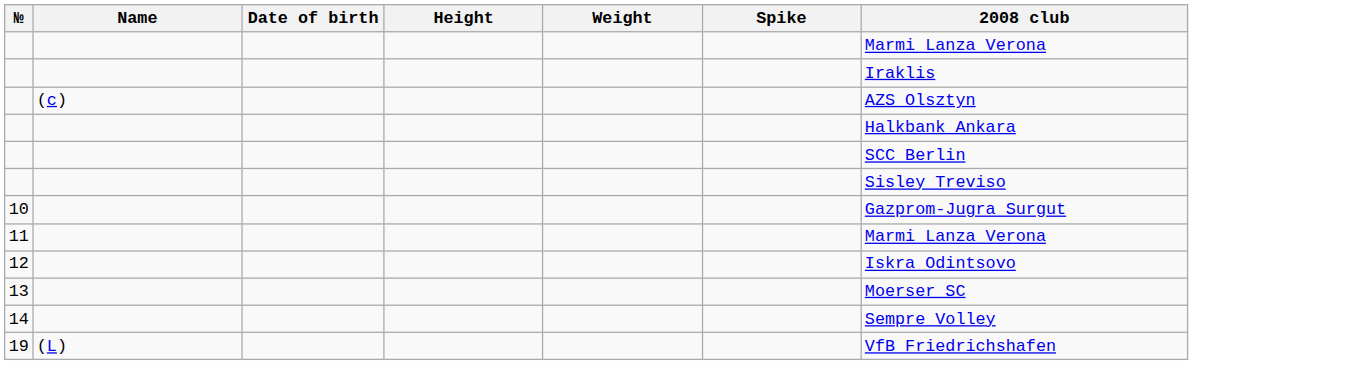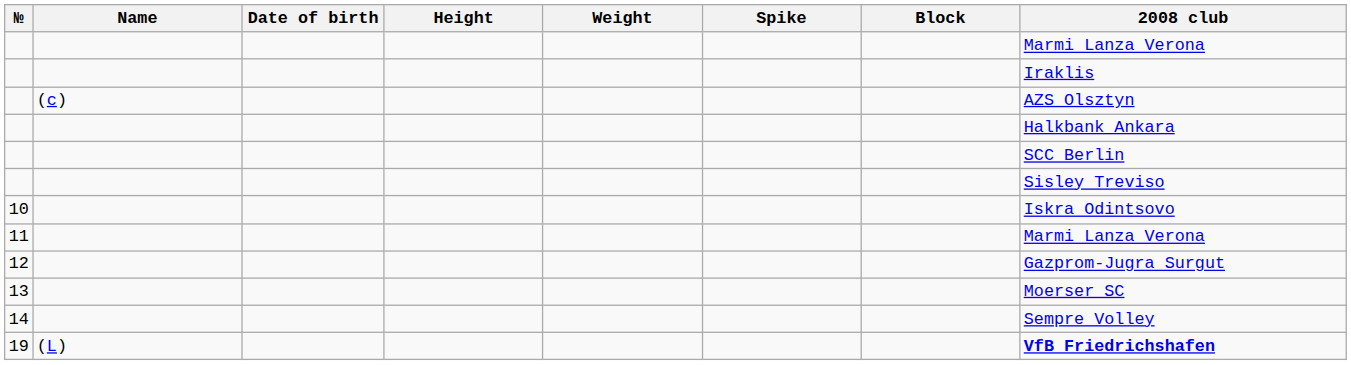+ column: (940, 18)
(965, 210) Gazprom-Jugra Surgut -> (1099, 210) Iskra Odintsovo
(940, 264) Iskra Odintsovo -> (1124, 264) Gazprom-Jugra Surgut
(960, 346) normal -> (1119, 346) bold
